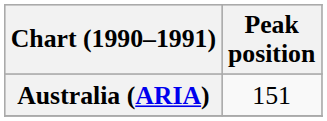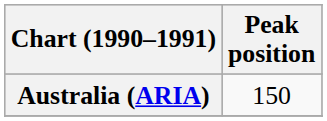(272, 94) 151 -> (272, 94) 150
